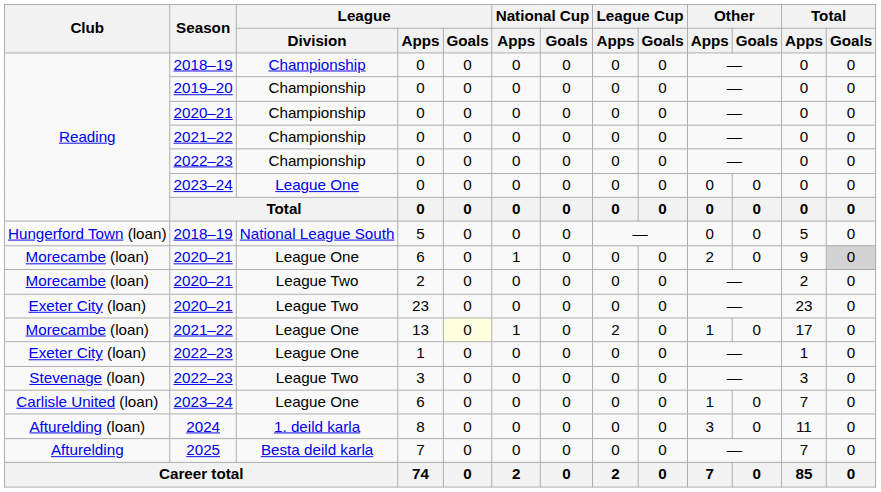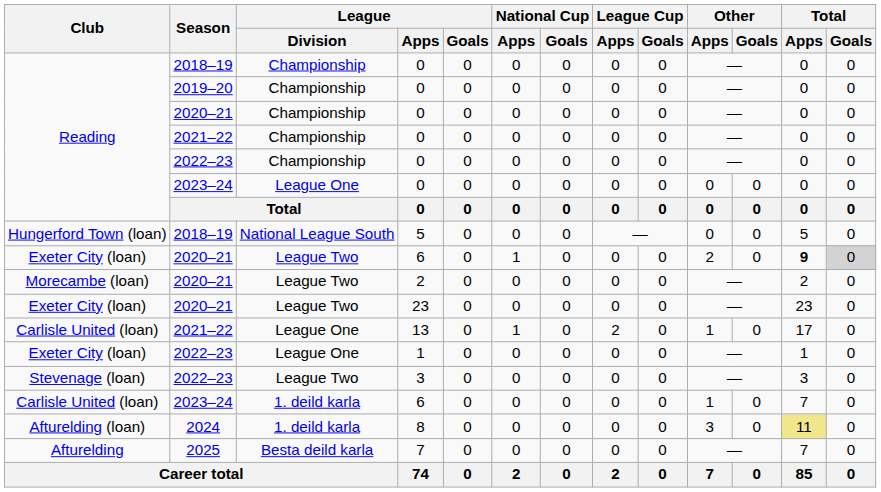(87, 257) Morecambe (loan) -> (87, 257) Exeter City (loan)
(317, 257) League One -> (317, 257) League Two
(804, 257) normal -> (804, 257) bold
(87, 329) Morecambe (loan) -> (87, 329) Carlisle United (loan)
(468, 329) lightyellow background -> (468, 329) no background
(317, 402) League One -> (317, 402) 1. deild karla
(804, 426) no background -> (804, 426) khaki background
